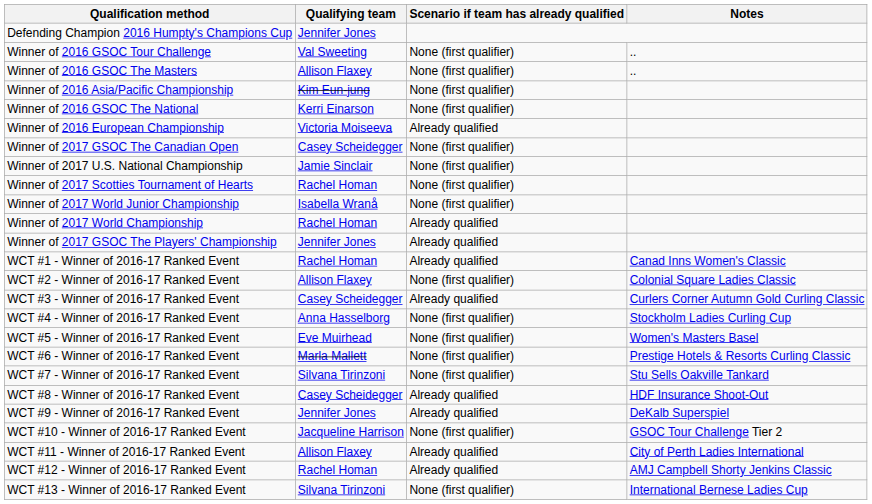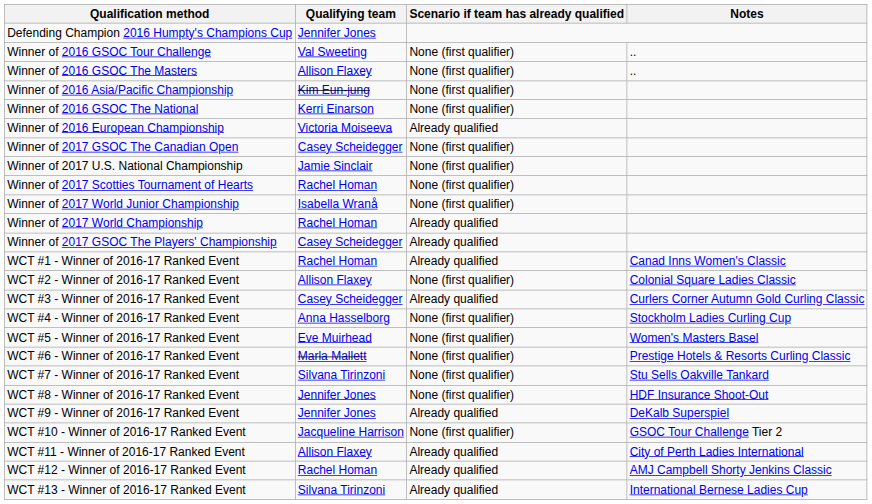(337, 242) Jennifer Jones -> (350, 242) Casey Scheidegger
(350, 394) Casey Scheidegger -> (337, 394) Jennifer Jones
(454, 394) Already qualified -> (462, 394) None (first qualifier)
(462, 489) None (first qualifier) -> (454, 489) Already qualified
